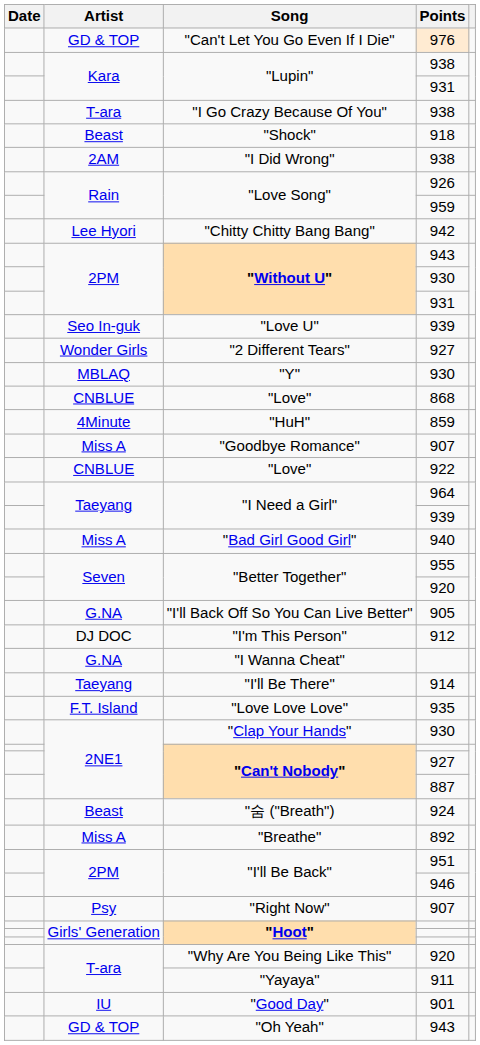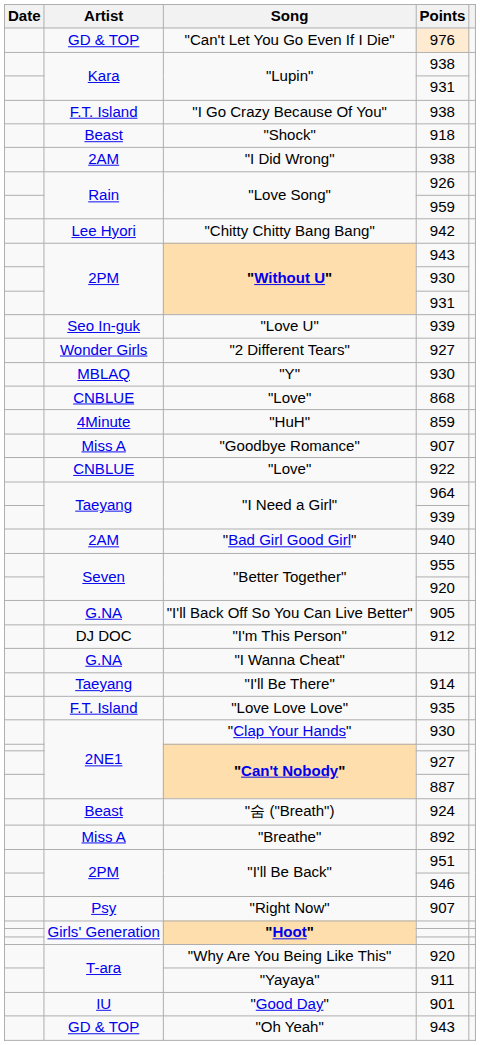(104, 111) T-ara -> (104, 111) F.T. Island
(104, 541) Miss A -> (104, 541) 2AM
